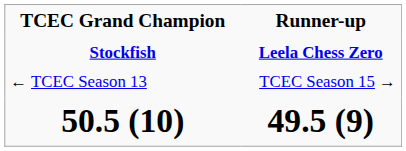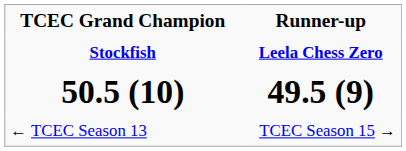rows swapped: (123, 121) <-> (79, 81)
